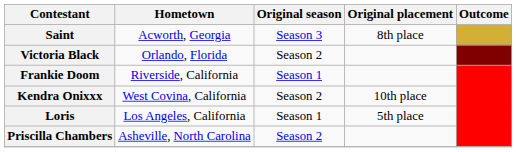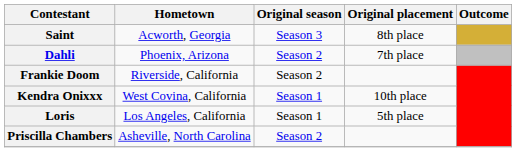+ row: (60, 55)
- row: (60, 55)
(299, 75) Season 1 -> (299, 75) Season 2
(299, 95) Season 2 -> (299, 95) Season 1
